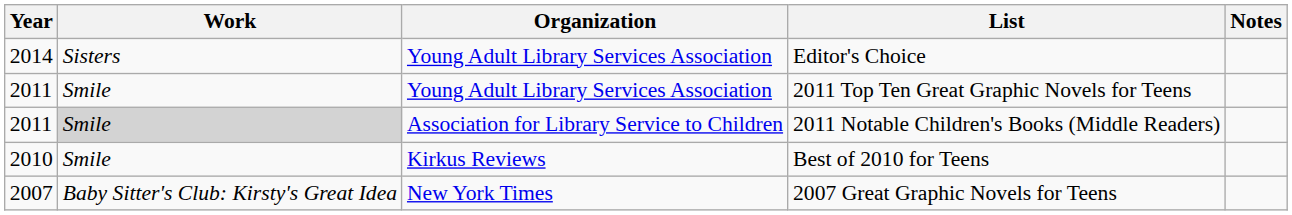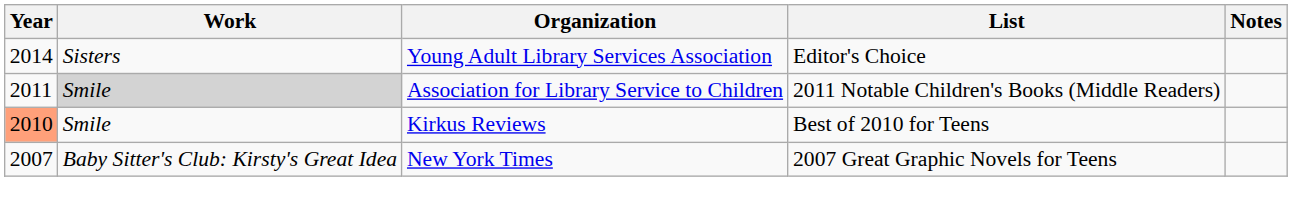- row: (992, 90)
(31, 158) no background -> (31, 124) lightsalmon background
